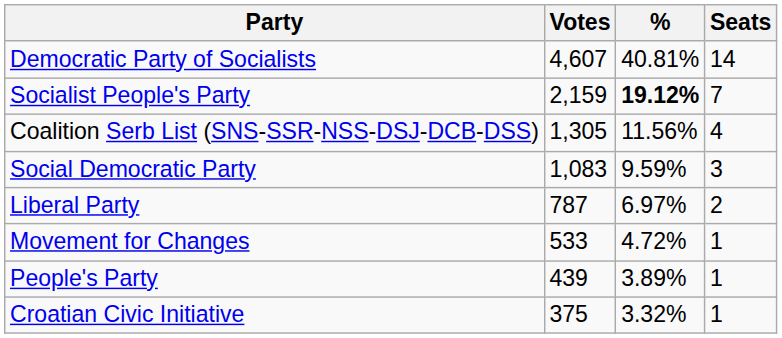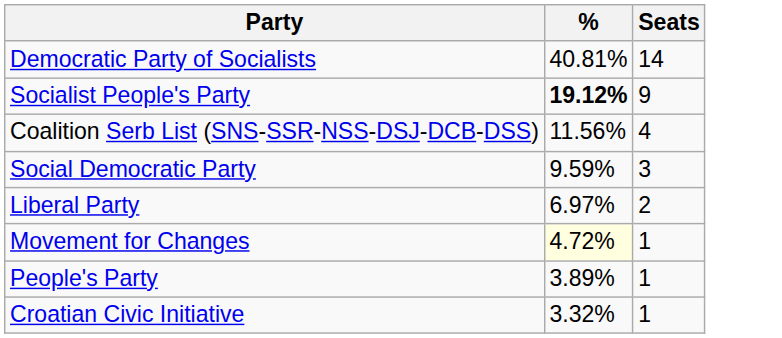- column: (580, 22)
(716, 95) 7 -> (645, 95) 9
(654, 242) no background -> (582, 242) lightyellow background
